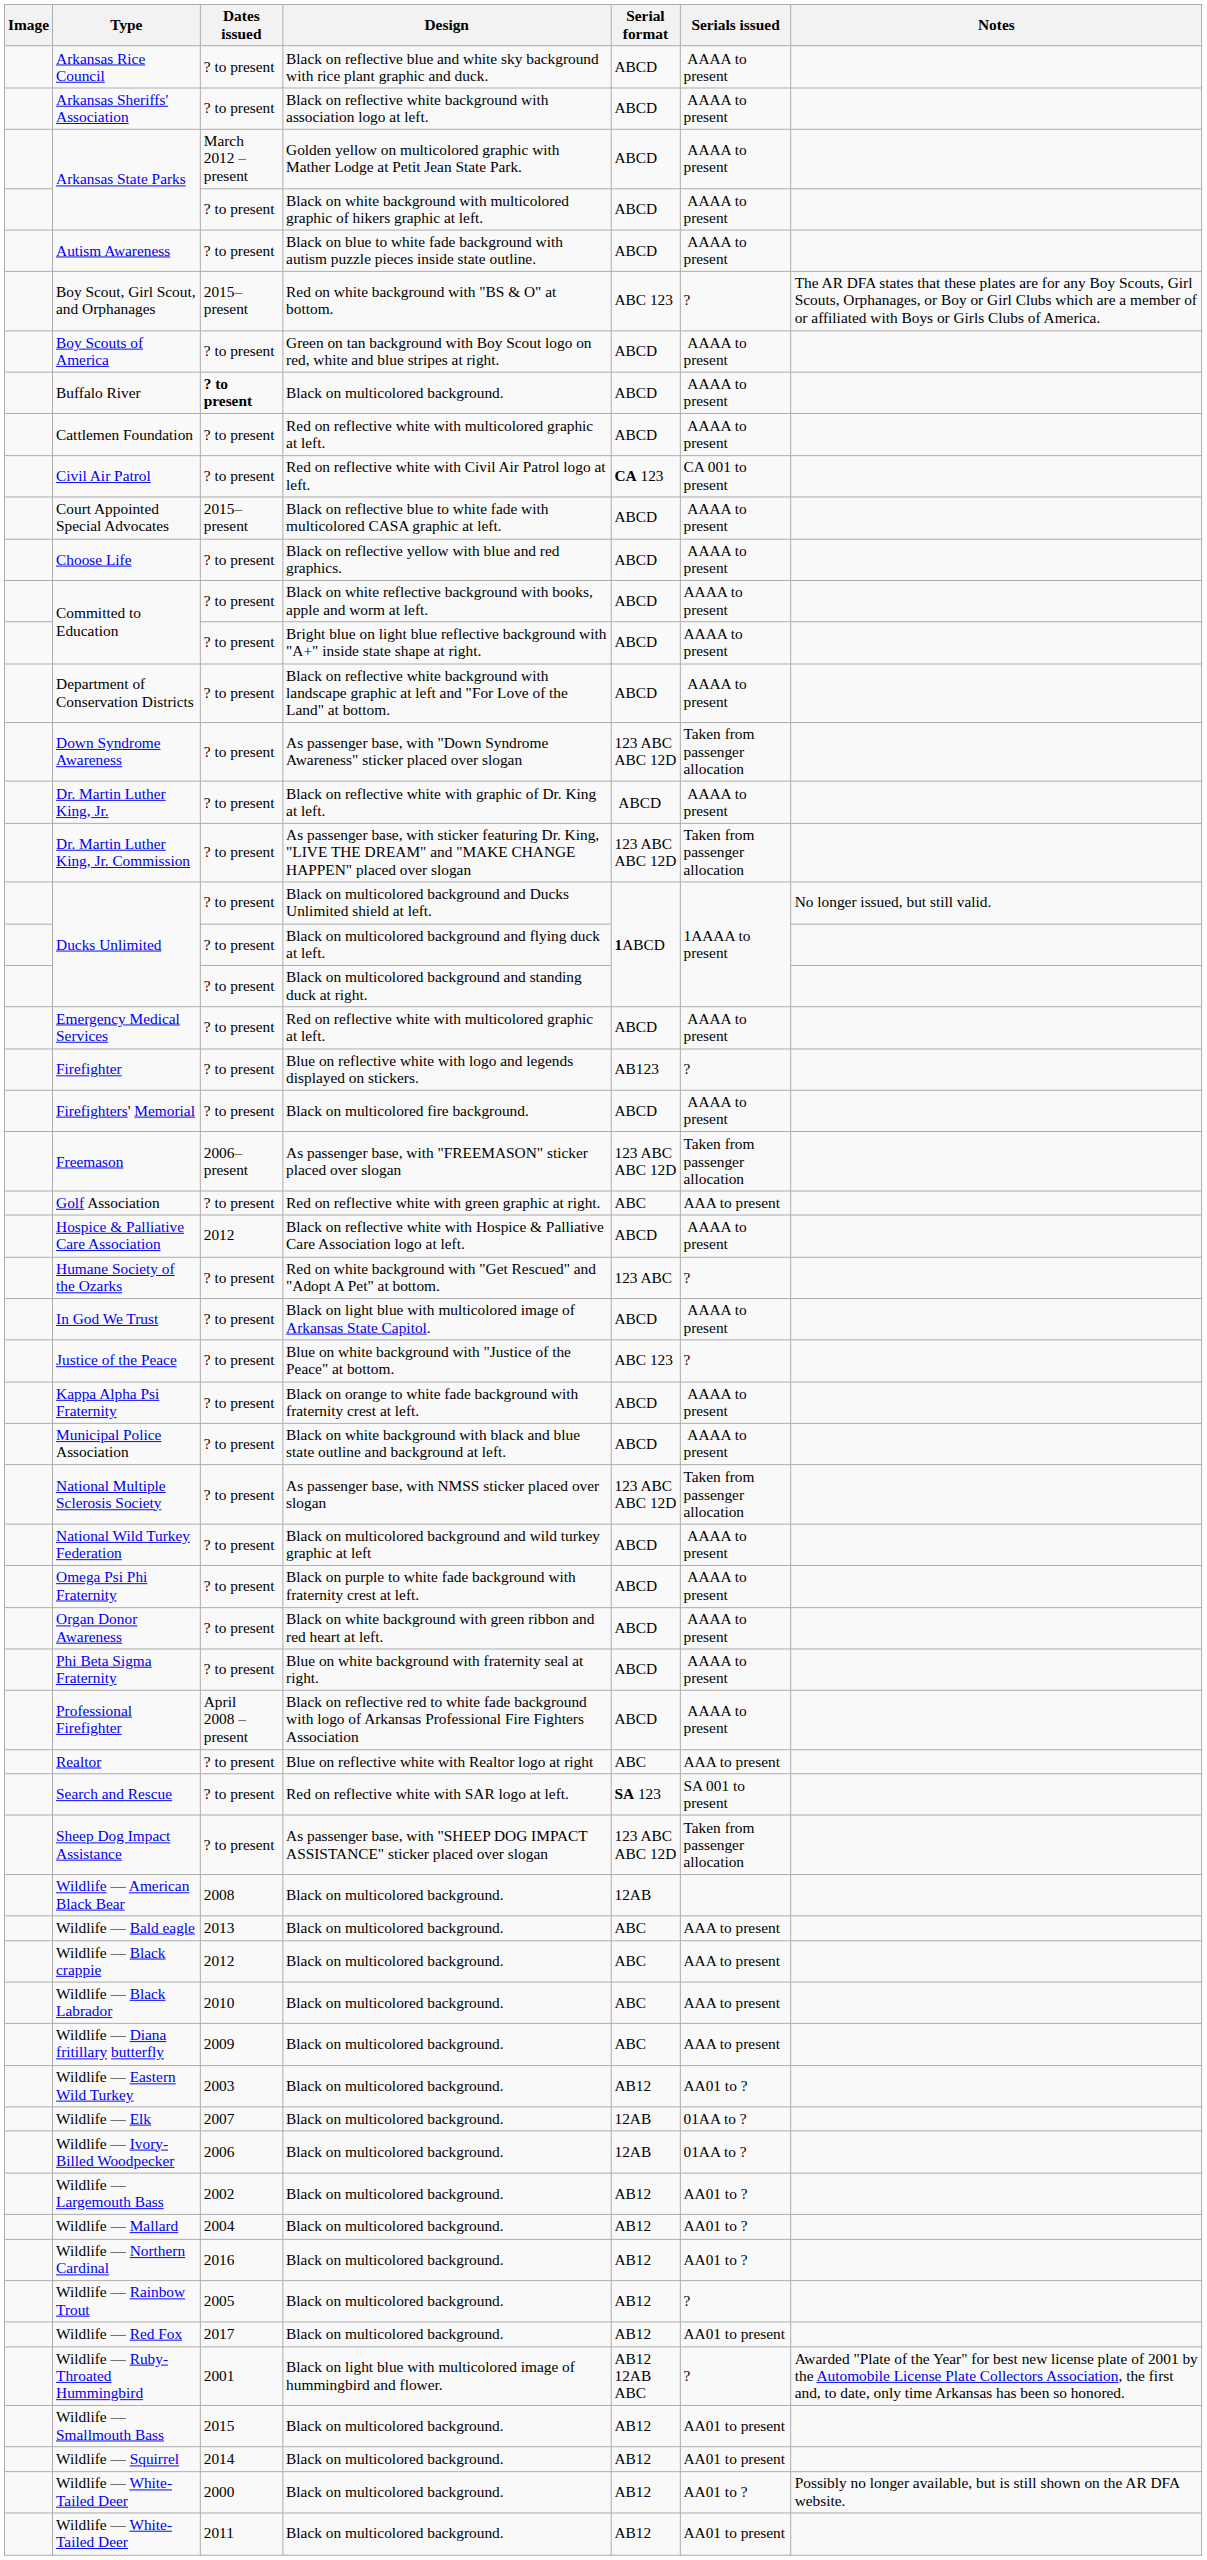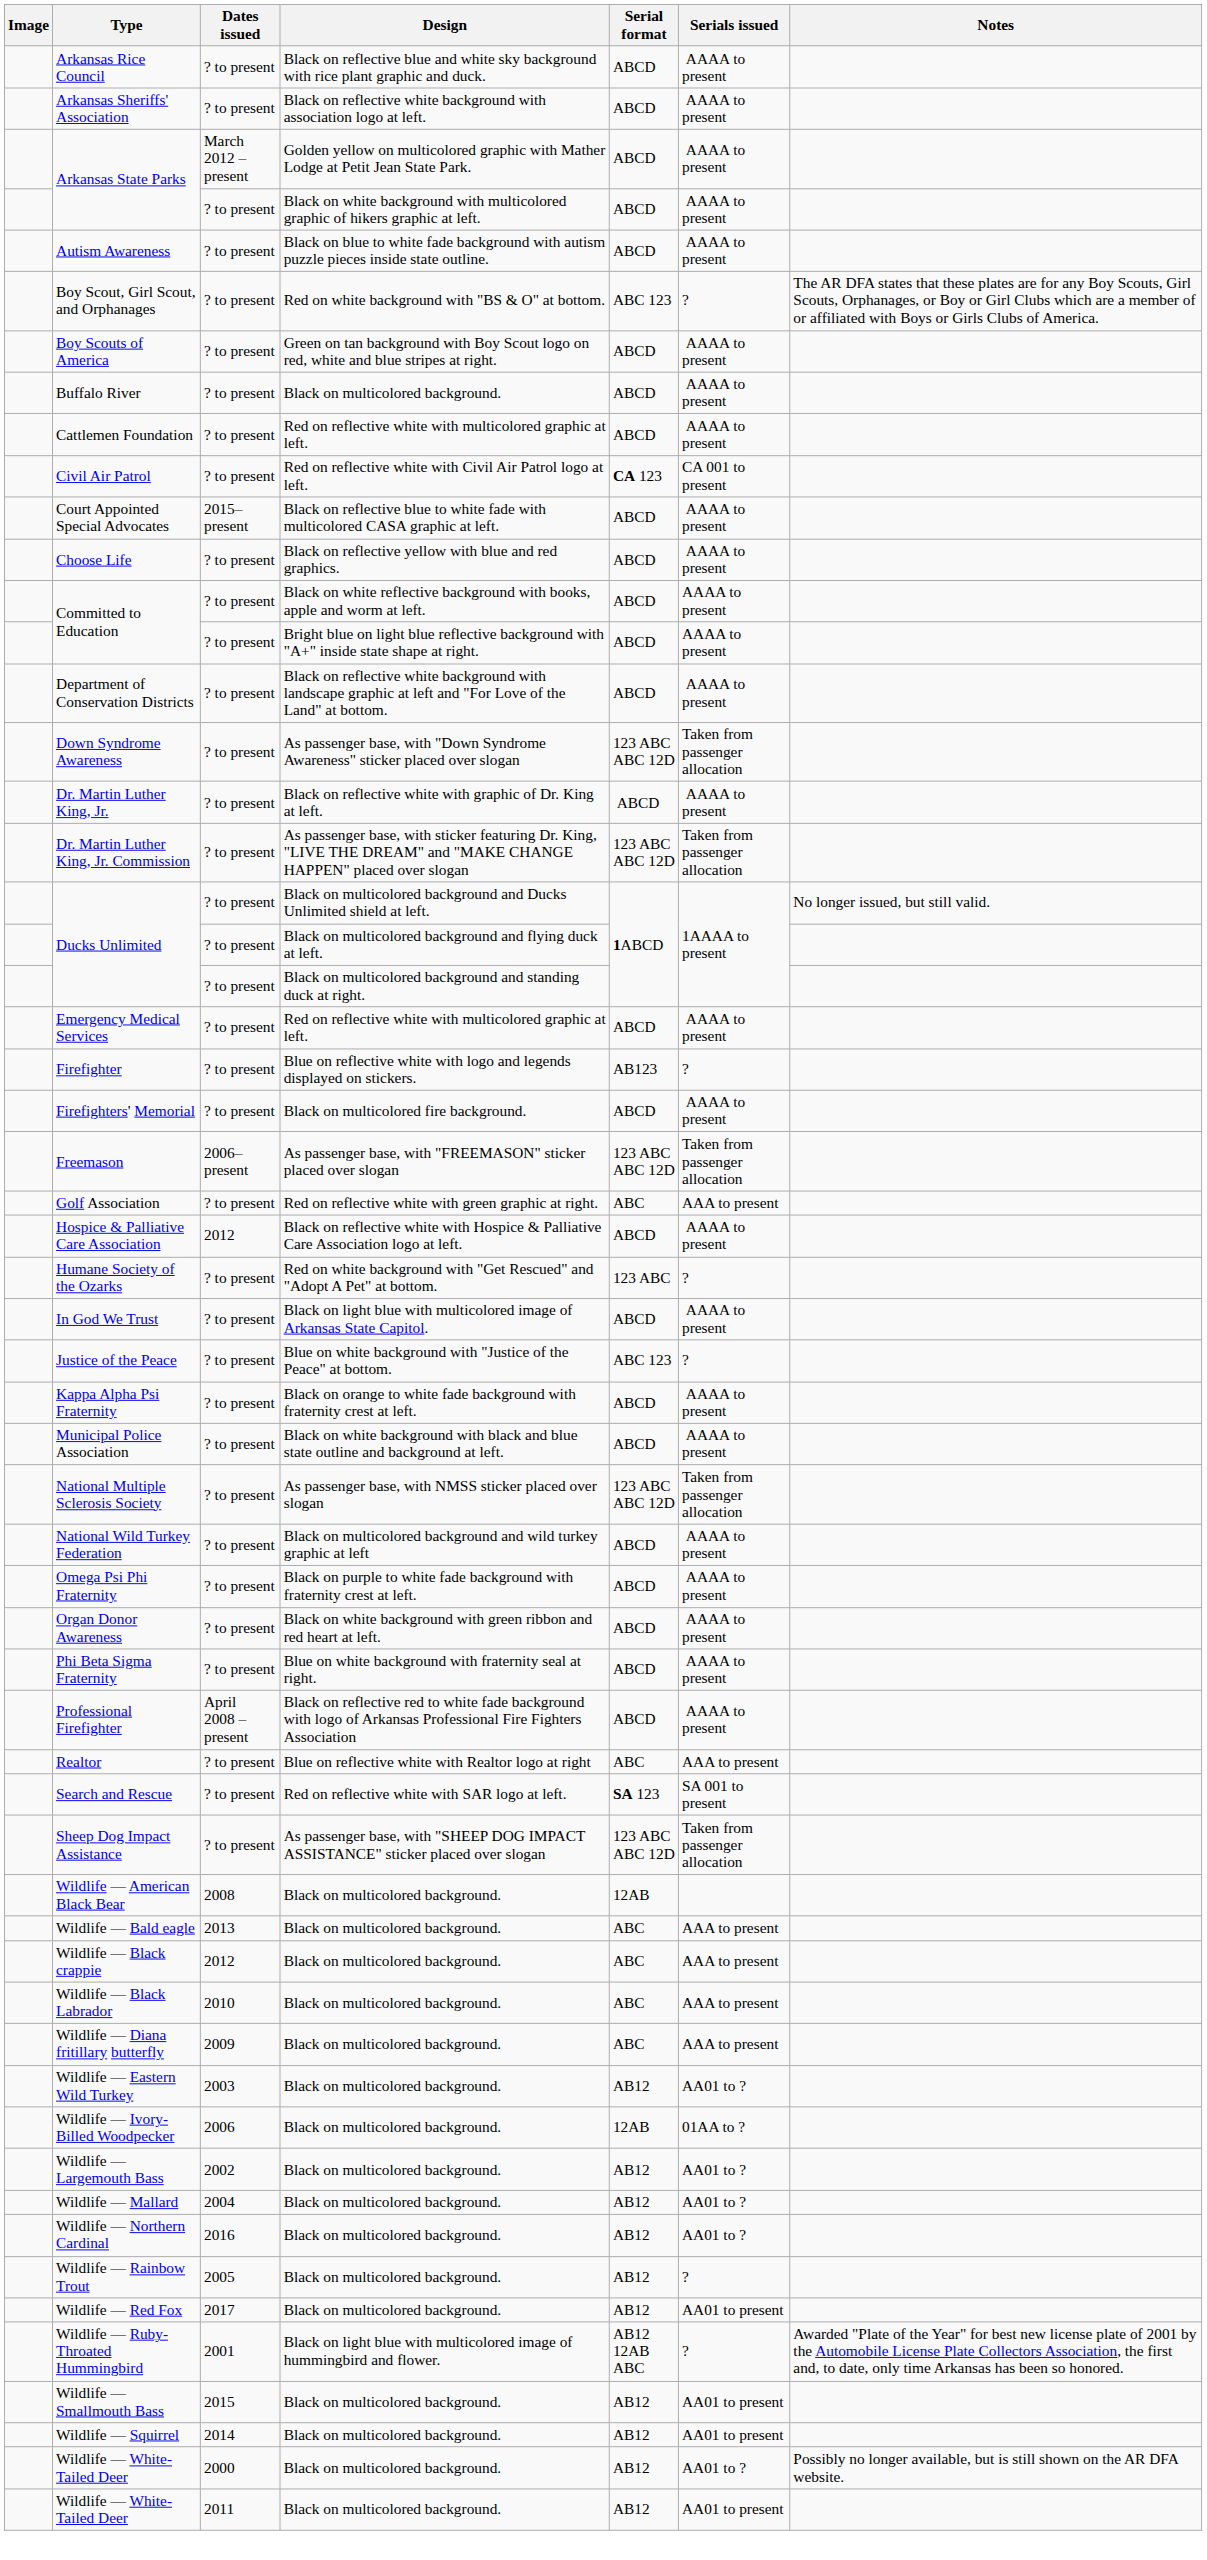(226, 301) 2015–present -> (239, 301) ? to present
(228, 392) bold -> (239, 392) normal
- row: (104, 2119)
